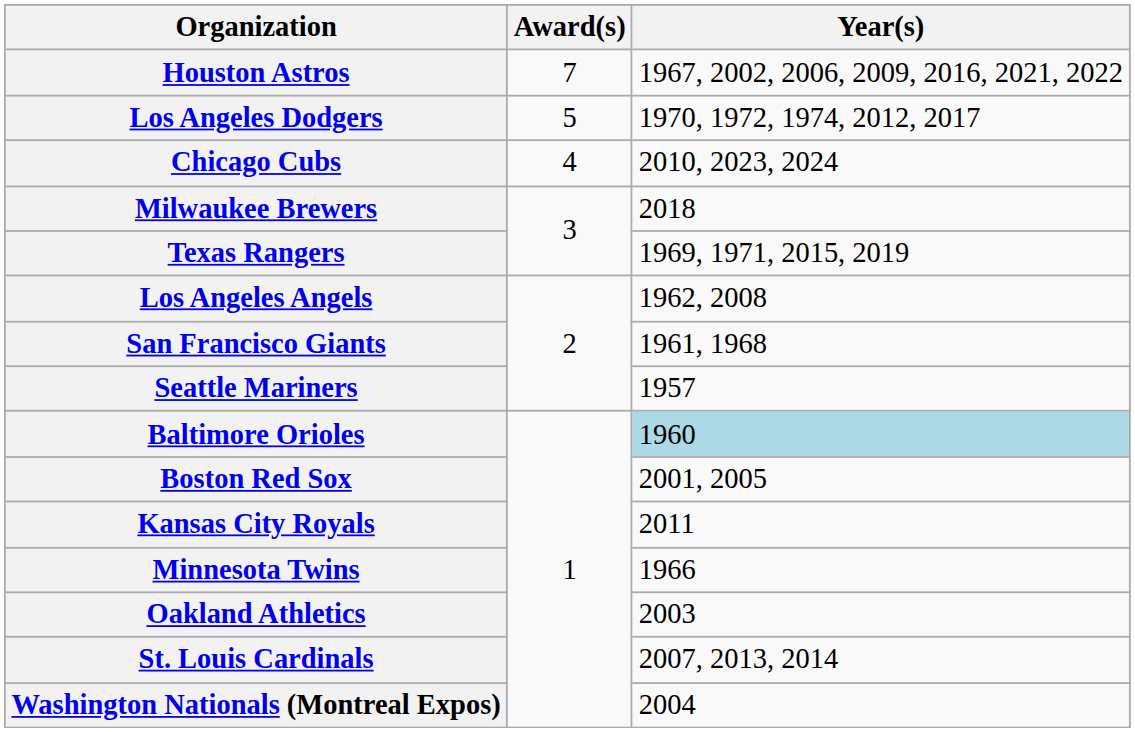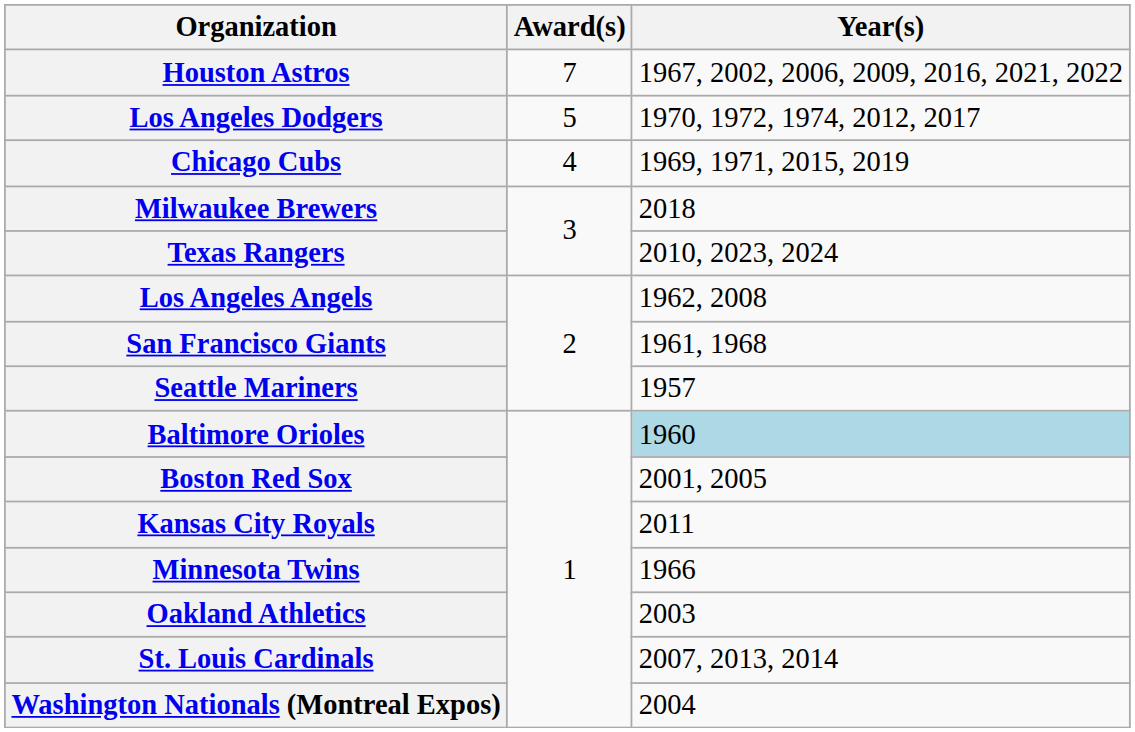(738, 162) 2010, 2023, 2024 -> (774, 162) 1969, 1971, 2015, 2019
(774, 252) 1969, 1971, 2015, 2019 -> (738, 252) 2010, 2023, 2024
